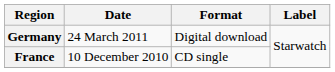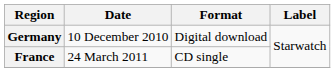(108, 36) 24 March 2011 -> (118, 36) 10 December 2010
(118, 57) 10 December 2010 -> (108, 57) 24 March 2011
